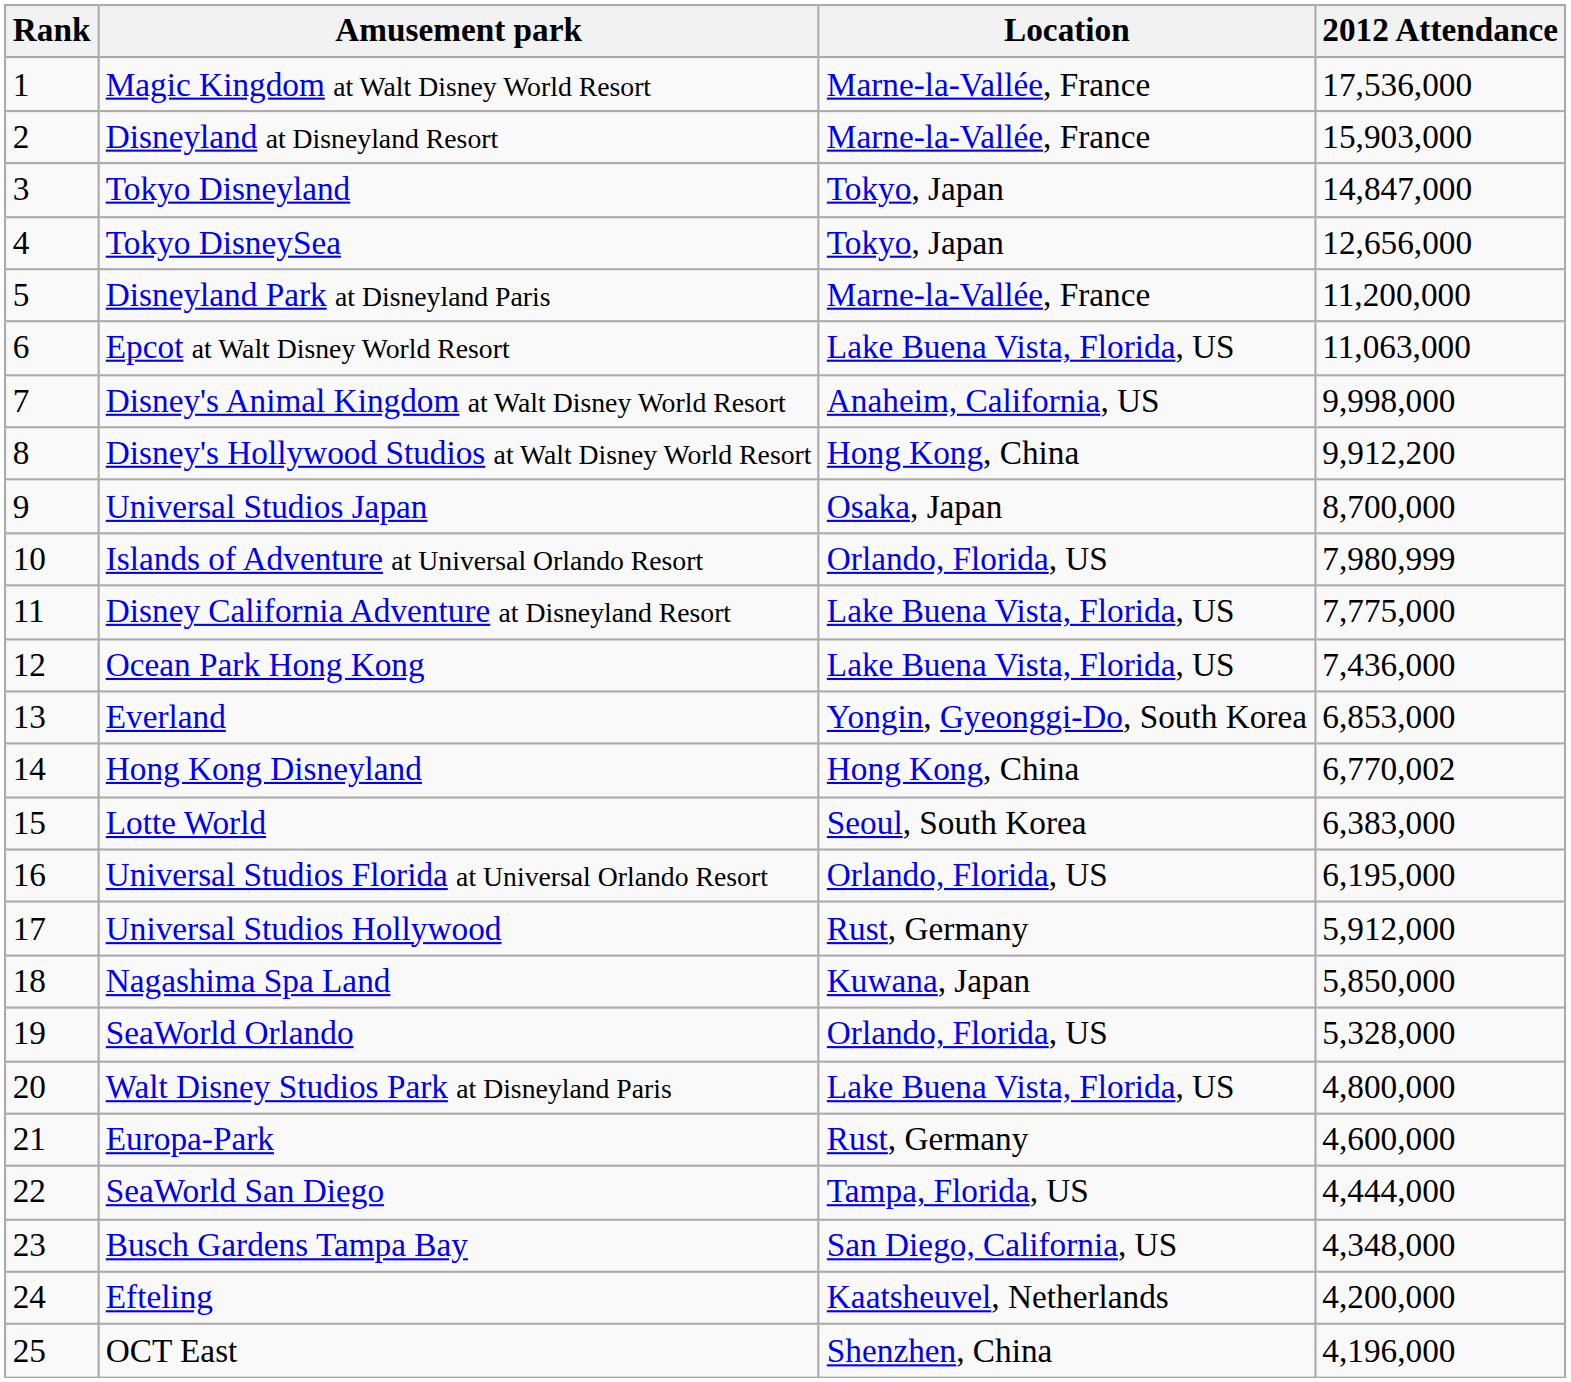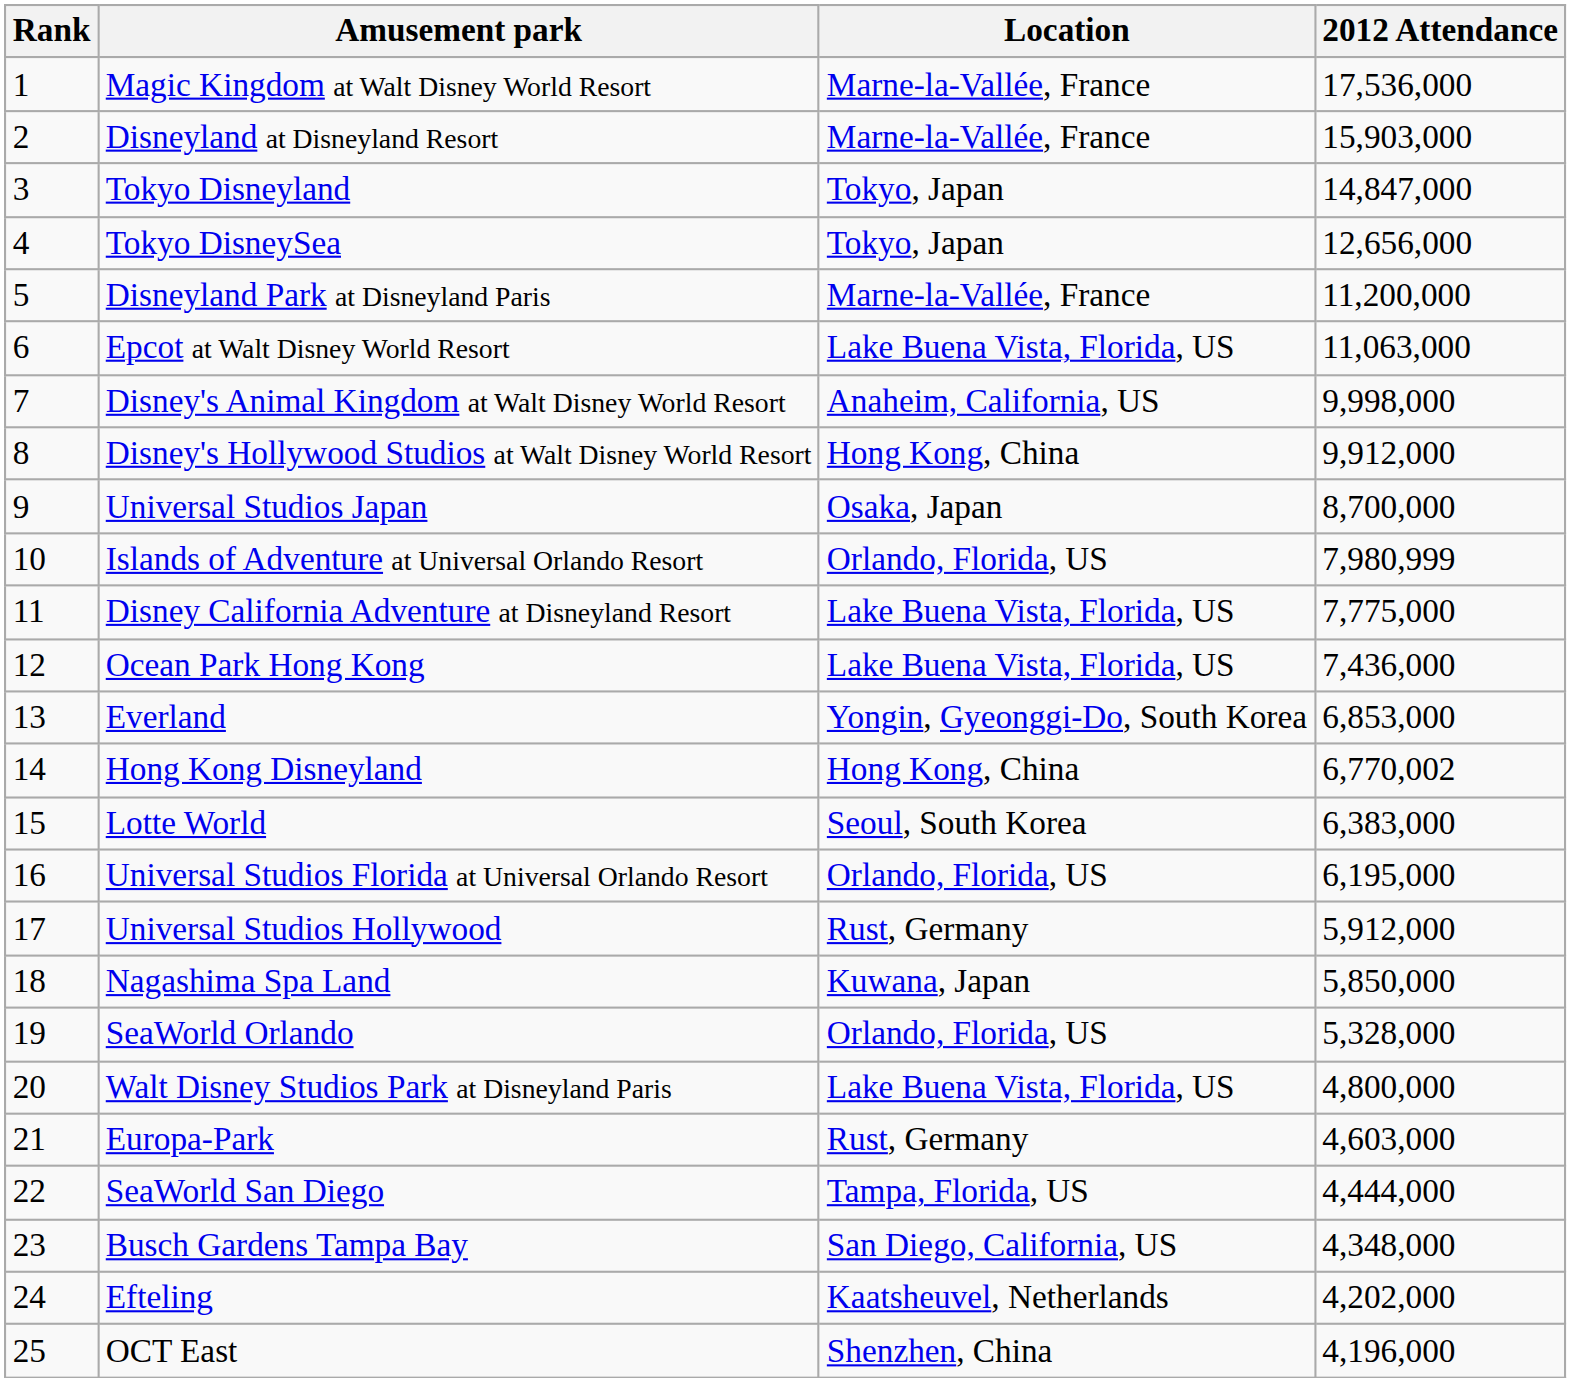(1389, 453) 9,912,200 -> (1389, 453) 9,912,000
(1389, 1139) 4,600,000 -> (1389, 1139) 4,603,000
(1389, 1297) 4,200,000 -> (1389, 1297) 4,202,000
